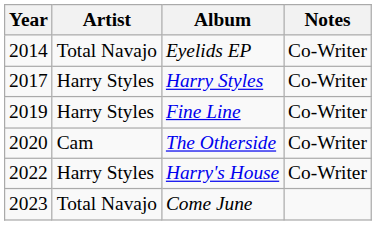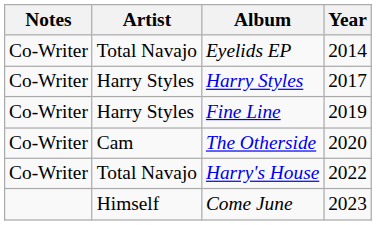columns swapped: (28, 19) <-> (328, 19)
(105, 173) Harry Styles -> (147, 173) Total Navajo
(107, 204) Total Navajo -> (128, 204) Himself
